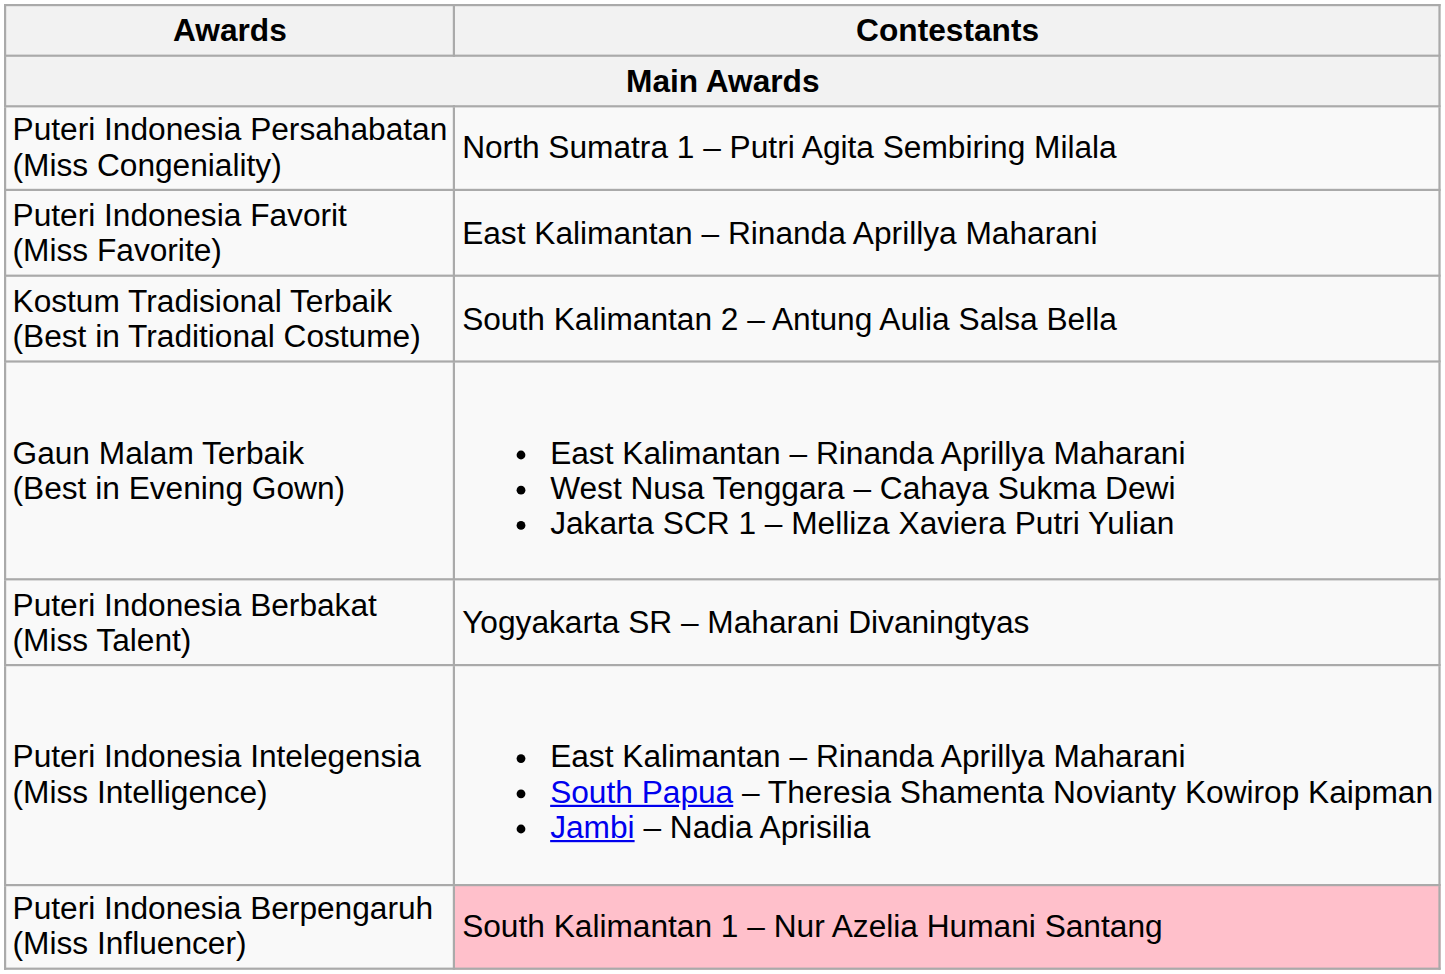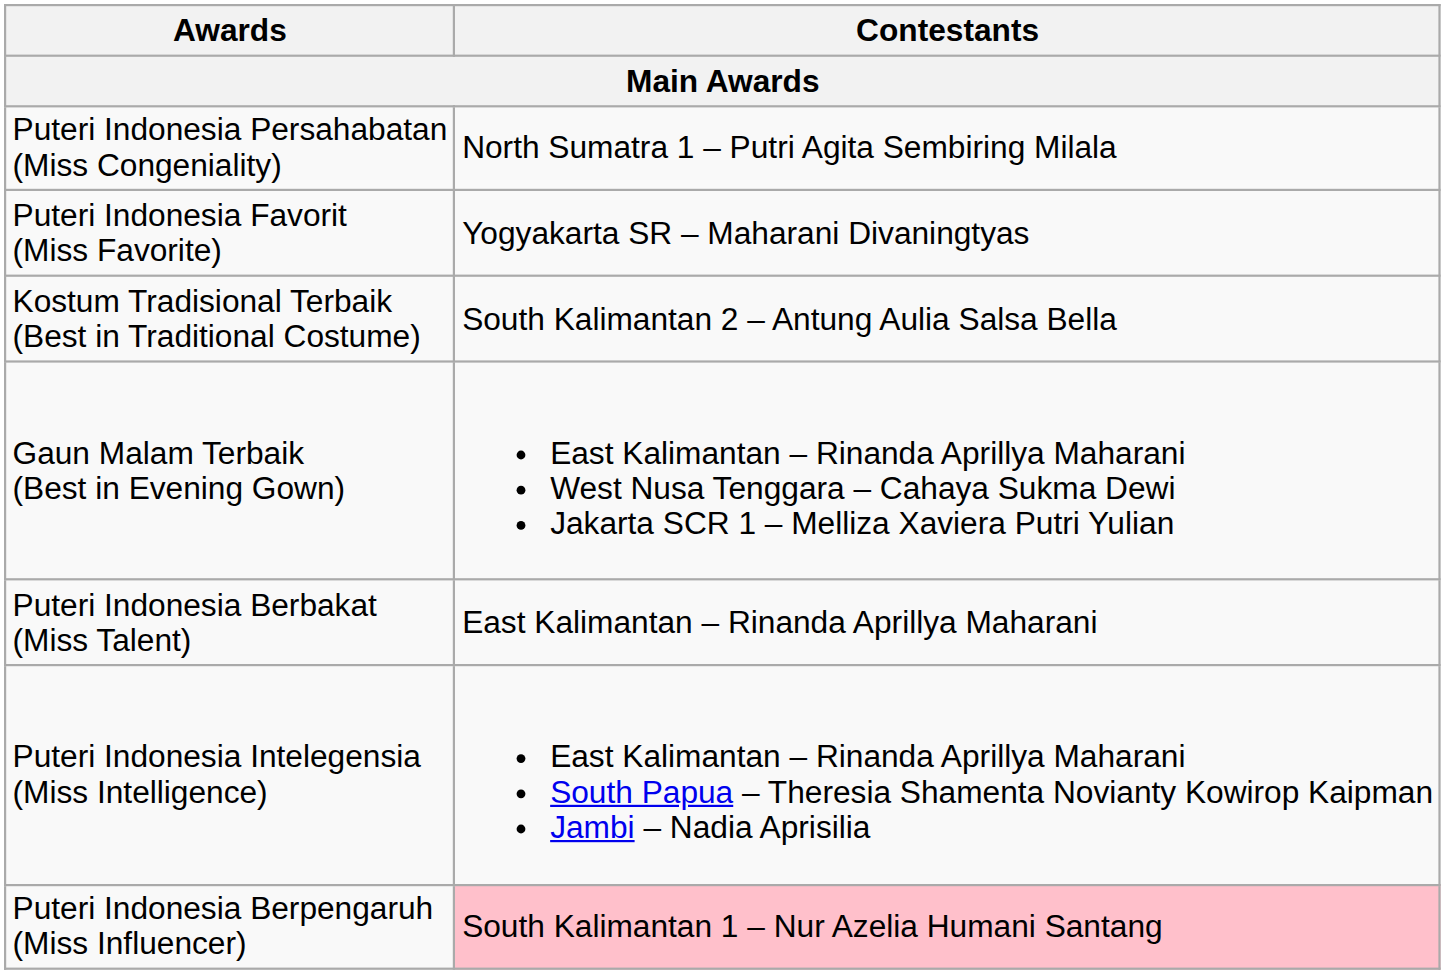(780, 233) East Kalimantan – Rinanda Aprillya Maharani -> (746, 233) Yogyakarta SR – Maharani Divaningtyas
(746, 623) Yogyakarta SR – Maharani Divaningtyas -> (780, 623) East Kalimantan – Rinanda Aprillya Maharani
